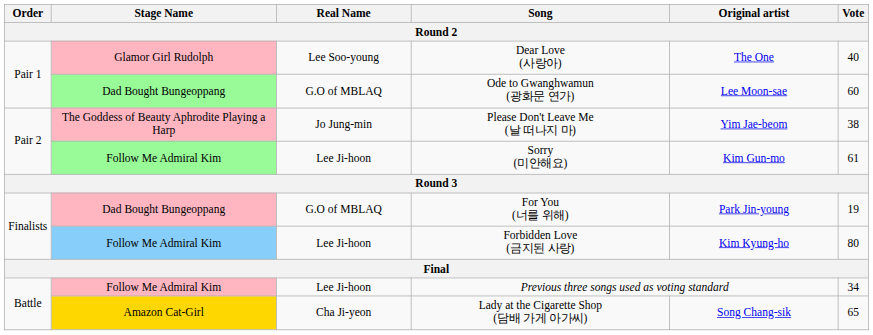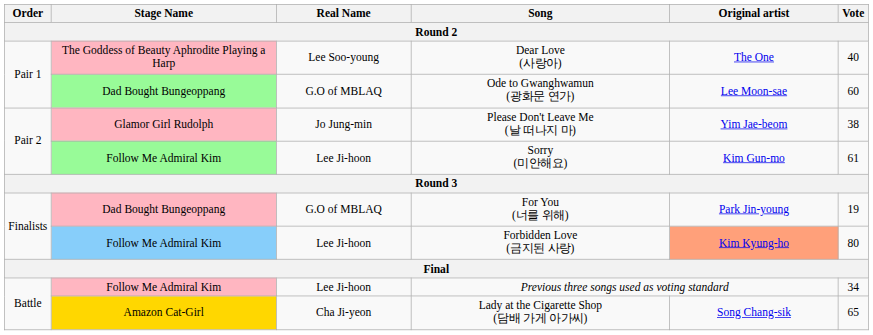(164, 57) Glamor Girl Rudolph -> (164, 57) The Goddess of Beauty Aphrodite Playing a Harp
(164, 124) The Goddess of Beauty Aphrodite Playing a Harp -> (164, 124) Glamor Girl Rudolph
(754, 242) no background -> (754, 242) lightsalmon background
